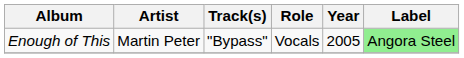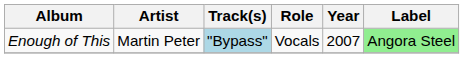(237, 40) no background -> (237, 40) lightblue background
(343, 40) 2005 -> (343, 40) 2007
